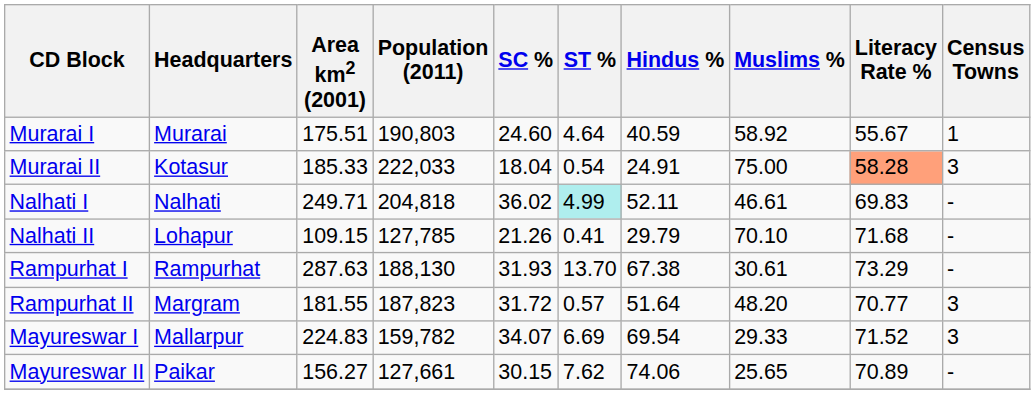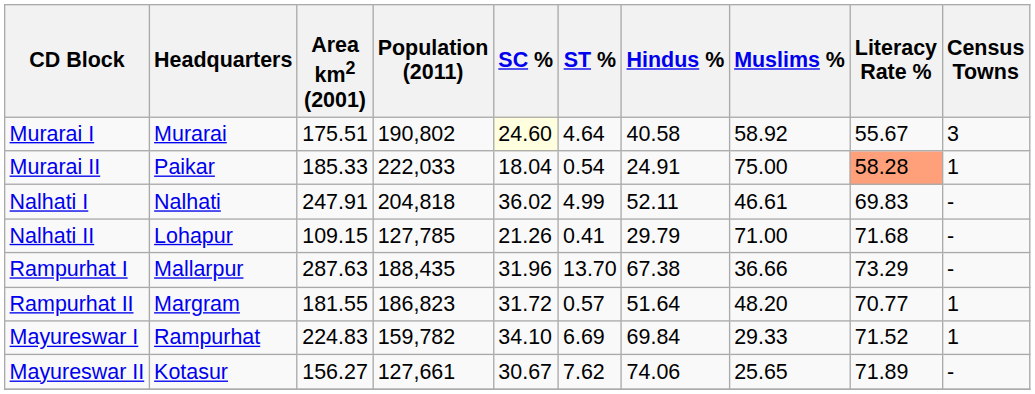(416, 133) 190,803 -> (416, 133) 190,802
(525, 133) no background -> (525, 133) lightyellow background
(653, 133) 40.59 -> (653, 133) 40.58
(953, 133) 1 -> (953, 133) 3
(191, 167) Kotasur -> (185, 167) Paikar
(953, 167) 3 -> (953, 167) 1
(335, 201) 249.71 -> (335, 201) 247.91
(584, 201) paleturquoise background -> (584, 201) no background
(761, 235) 70.10 -> (761, 235) 71.00
(207, 269) Rampurhat -> (199, 269) Mallarpur
(416, 269) 188,130 -> (416, 269) 188,435
(525, 269) 31.93 -> (525, 269) 31.96
(761, 269) 30.61 -> (761, 269) 36.66
(416, 303) 187,823 -> (416, 303) 186,823
(953, 303) 3 -> (953, 303) 1
(199, 337) Mallarpur -> (207, 337) Rampurhat
(525, 337) 34.07 -> (525, 337) 34.10
(653, 337) 69.54 -> (653, 337) 69.84
(953, 337) 3 -> (953, 337) 1
(185, 371) Paikar -> (191, 371) Kotasur
(525, 371) 30.15 -> (525, 371) 30.67
(882, 371) 70.89 -> (882, 371) 71.89
